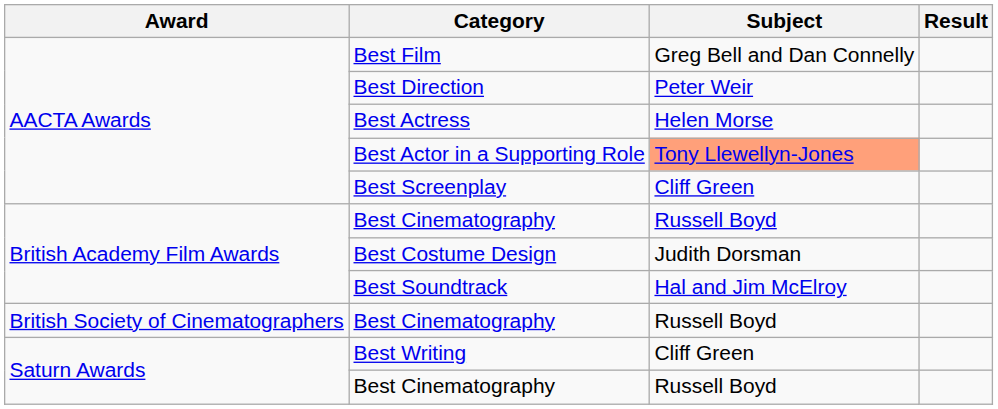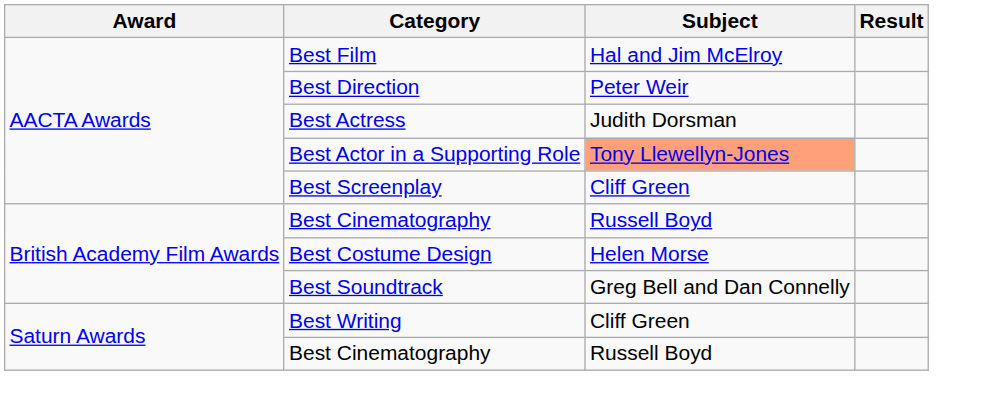(784, 54) Greg Bell and Dan Connelly -> (686, 54) Hal and Jim McElroy
(714, 120) Helen Morse -> (663, 120) Judith Dorsman
(728, 253) Judith Dorsman -> (649, 253) Helen Morse
(751, 287) Hal and Jim McElroy -> (720, 287) Greg Bell and Dan Connelly
- row: (177, 320)
